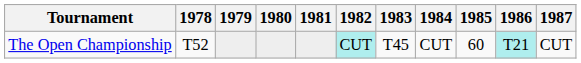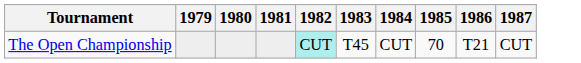- column: (196, 18)
(476, 44) 60 -> (436, 44) 70
(516, 44) paleturquoise background -> (476, 44) no background
